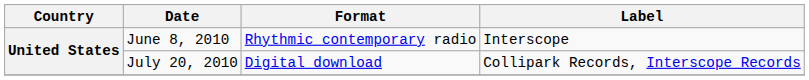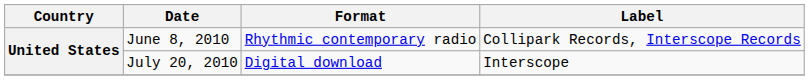(526, 40) Interscope -> (642, 40) Collipark Records, Interscope Records
(642, 63) Collipark Records, Interscope Records -> (526, 63) Interscope
